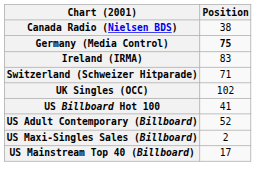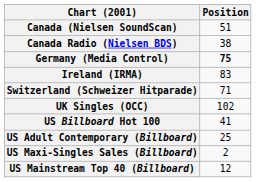+ row: (102, 28)
(226, 122) 52 -> (226, 138) 25
(226, 153) 17 -> (226, 169) 12
